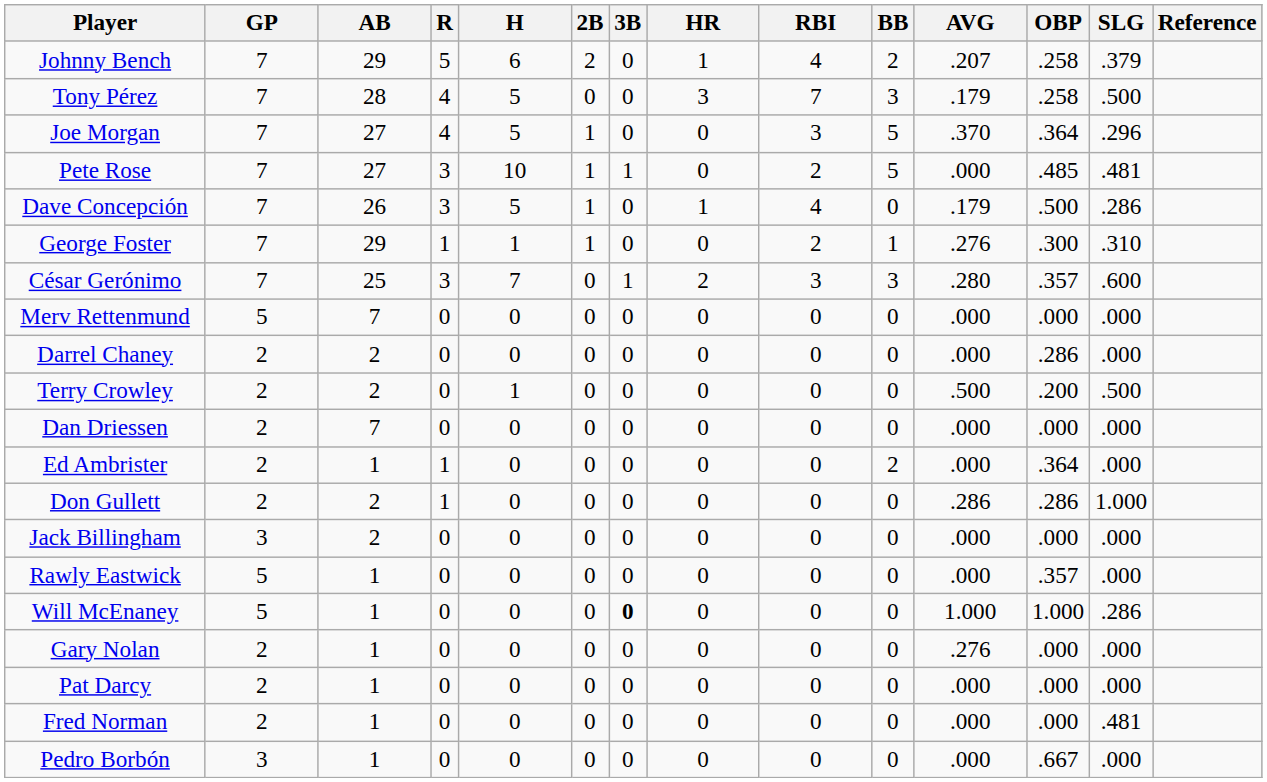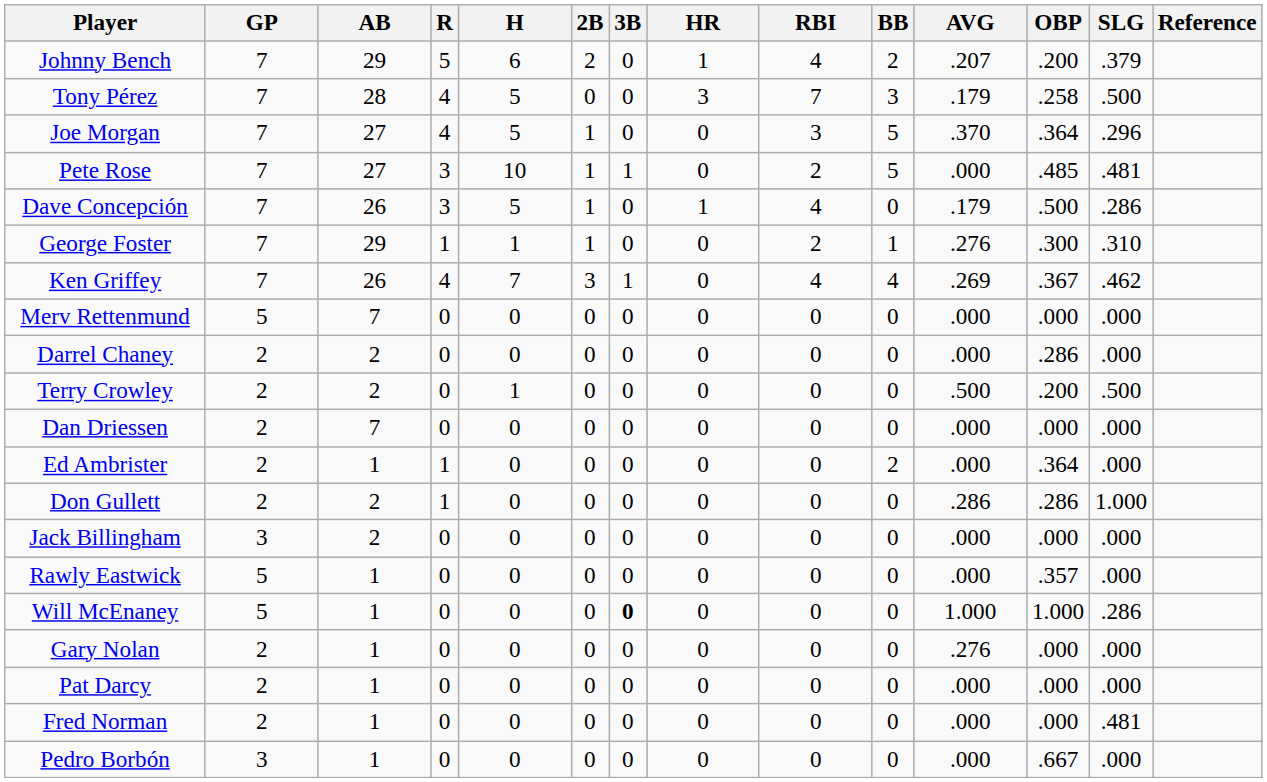(1058, 59) .258 -> (1058, 59) .200
- row: (105, 280)
+ row: (105, 280)
